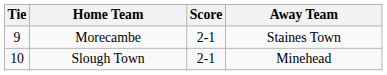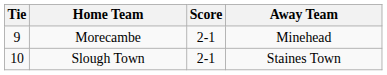(304, 37) Staines Town -> (304, 37) Minehead
(304, 59) Minehead -> (304, 59) Staines Town
